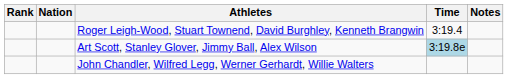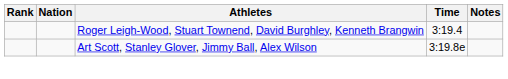(447, 47) lightblue background -> (447, 47) no background
- row: (225, 64)
